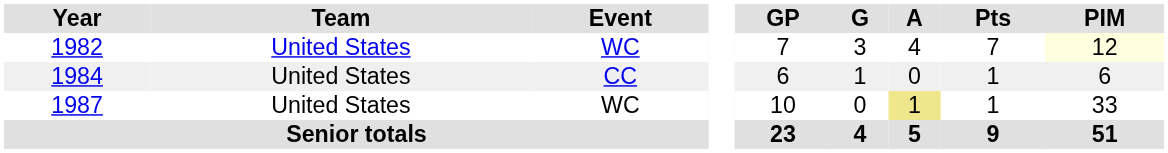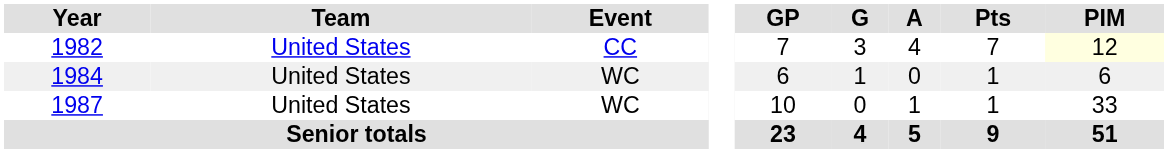(620, 47) WC -> (620, 47) CC
(620, 76) CC -> (620, 76) WC
(914, 105) khaki background -> (914, 105) no background
